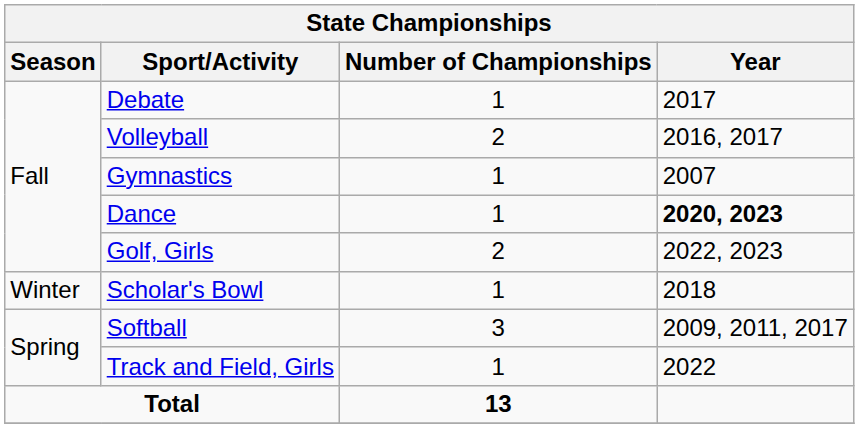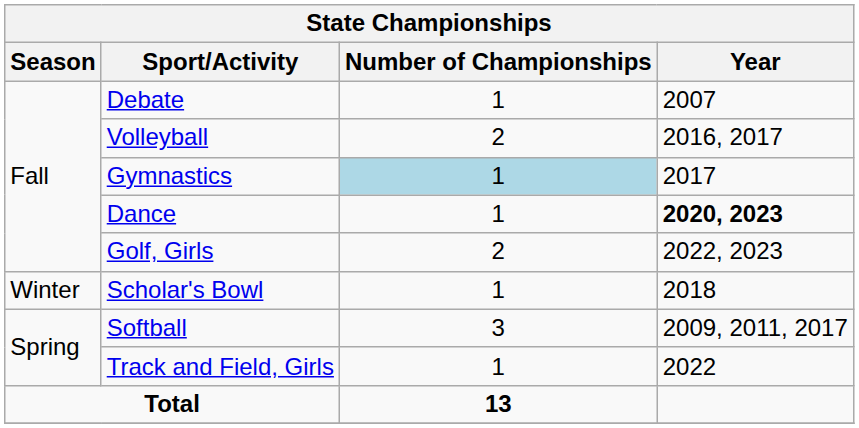(689, 99) 2017 -> (689, 99) 2007
(498, 175) no background -> (498, 175) lightblue background
(689, 175) 2007 -> (689, 175) 2017
